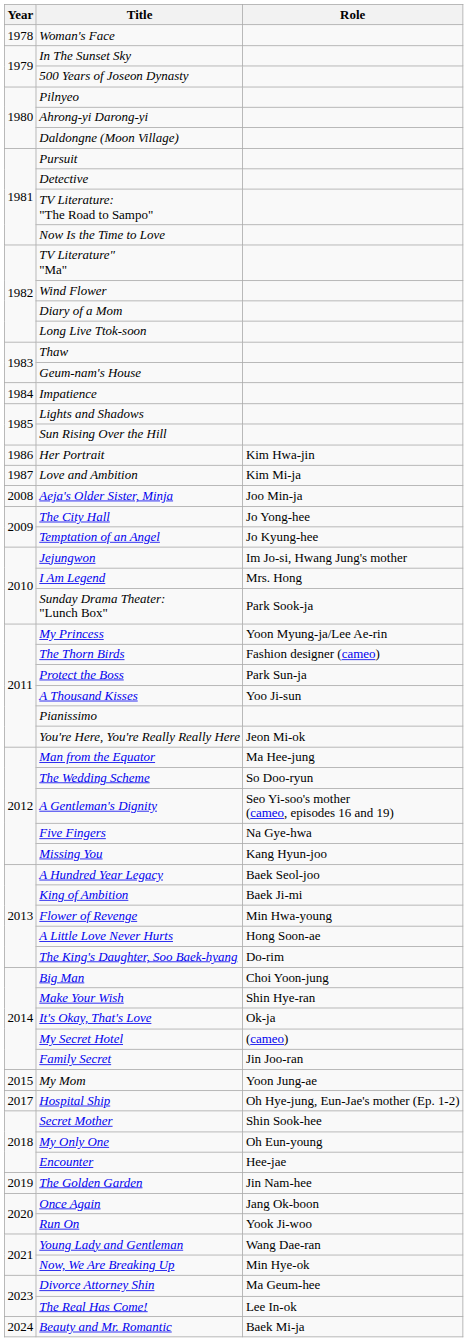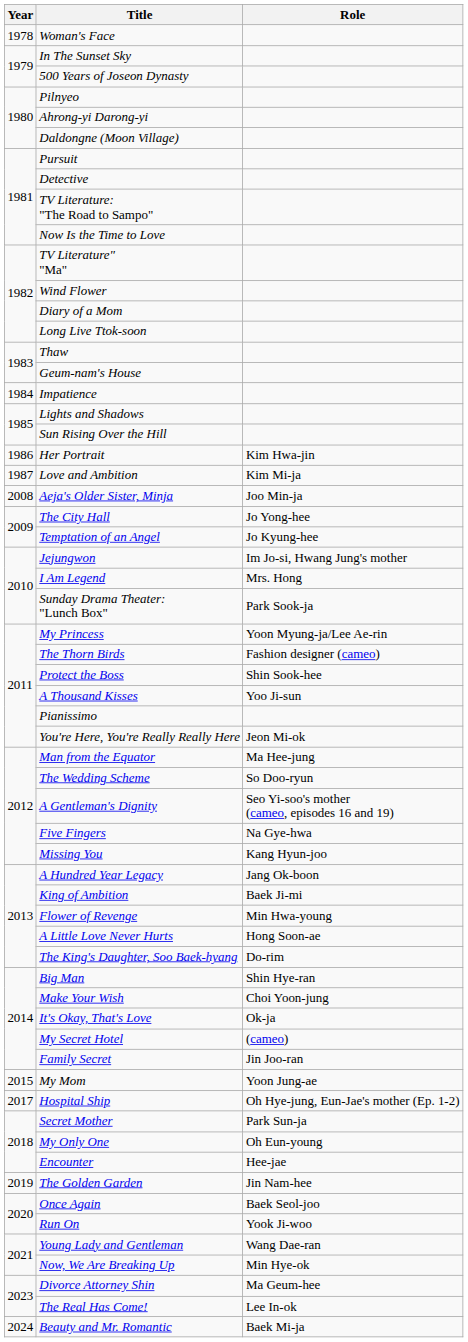(276, 675) Park Sun-ja -> (284, 675) Shin Sook-hee
(283, 874) Baek Seol-joo -> (282, 874) Jang Ok-boon
(287, 977) Choi Yoon-jung -> (281, 977) Shin Hye-ran
(281, 998) Shin Hye-ran -> (287, 998) Choi Yoon-jung
(284, 1121) Shin Sook-hee -> (276, 1121) Park Sun-ja
(282, 1203) Jang Ok-boon -> (283, 1203) Baek Seol-joo
